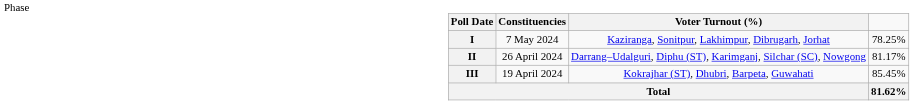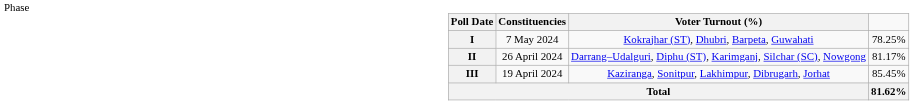(719, 39) Kaziranga, Sonitpur, Lakhimpur, Dibrugarh, Jorhat -> (719, 39) Kokrajhar (ST), Dhubri, Barpeta, Guwahati
(719, 74) Kokrajhar (ST), Dhubri, Barpeta, Guwahati -> (719, 74) Kaziranga, Sonitpur, Lakhimpur, Dibrugarh, Jorhat
